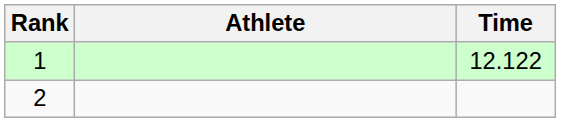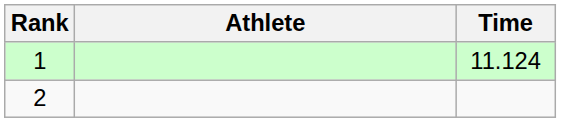(506, 60) 12.122 -> (506, 60) 11.124
